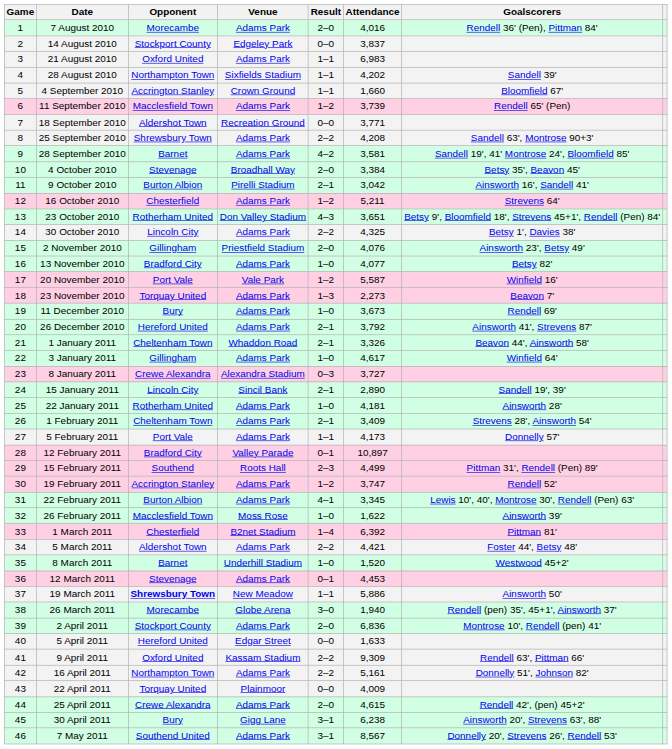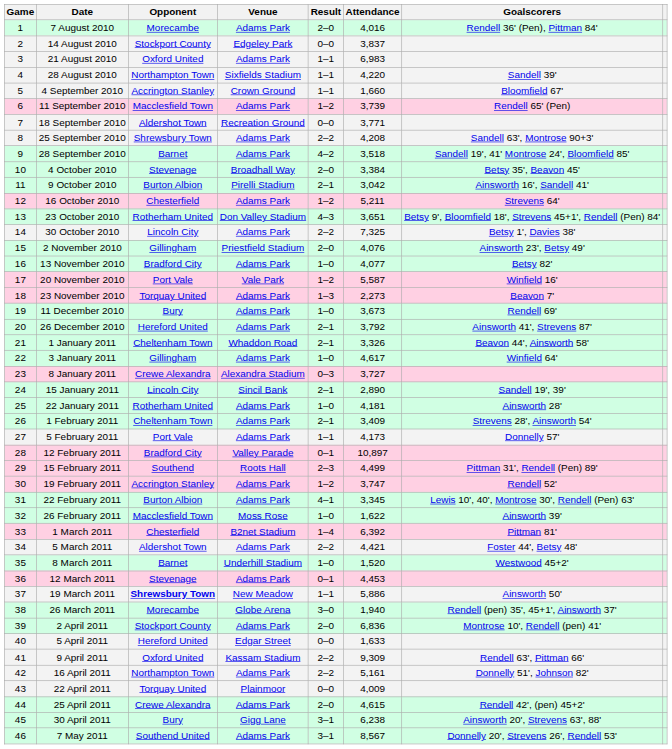(373, 75) 4,202 -> (373, 75) 4,220
(373, 153) 3,581 -> (373, 153) 3,518
(373, 232) 4,325 -> (373, 232) 7,325
